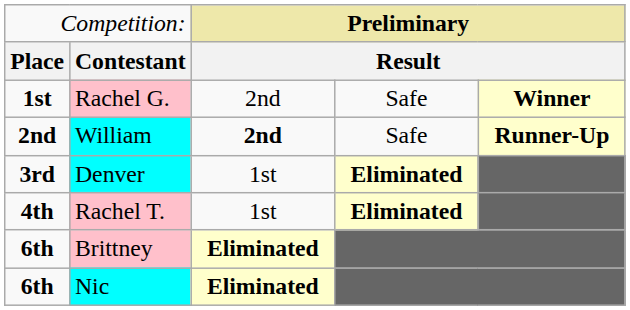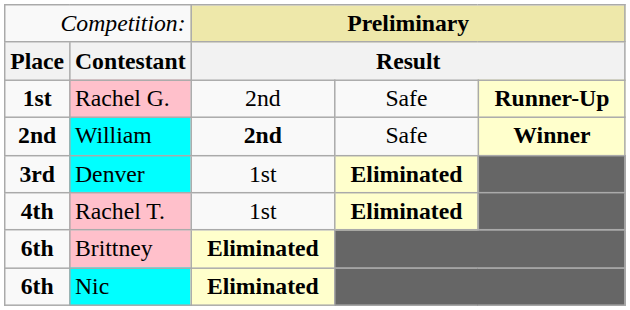(552, 98) Winner -> (552, 98) Runner-Up
(552, 135) Runner-Up -> (552, 135) Winner
